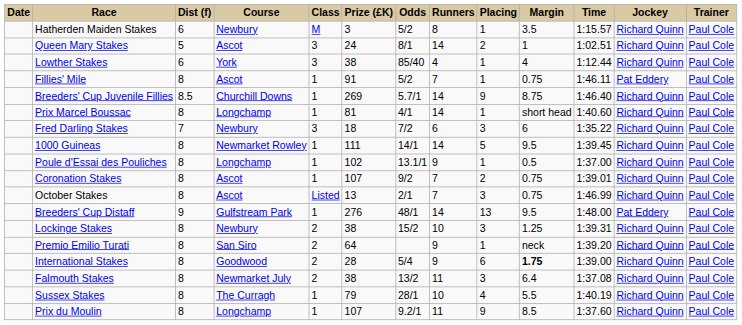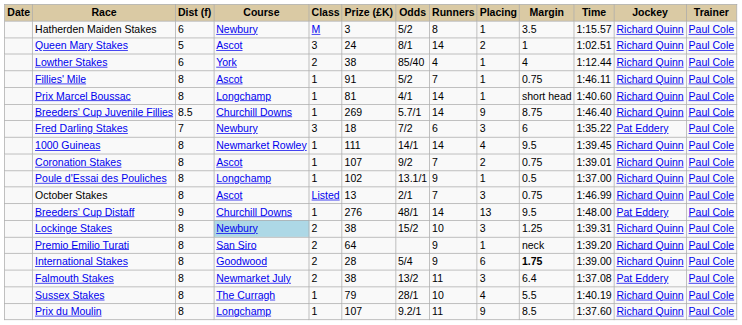(315, 63) 3 -> (315, 63) 2
(642, 79) Pat Eddery -> (650, 79) Richard Quinn
rows swapped: (83, 113) <-> (104, 96)
(650, 129) Richard Quinn -> (642, 129) Pat Eddery
(483, 146) 5 -> (483, 146) 4
rows swapped: (101, 163) <-> (78, 179)
(254, 212) Gulfstream Park -> (254, 212) Churchill Downs
(237, 229) no background -> (237, 229) lightblue background
(650, 279) Richard Quinn -> (642, 279) Pat Eddery
